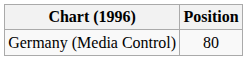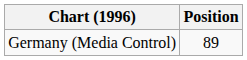(211, 42) 80 -> (211, 42) 89
